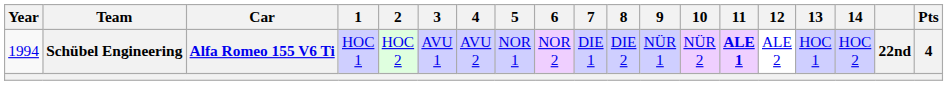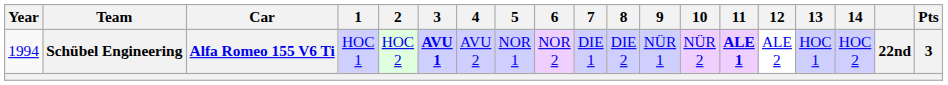(437, 51) normal -> (437, 51) bold
(929, 51) 4 -> (929, 51) 3
